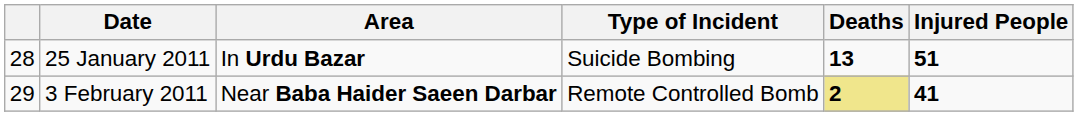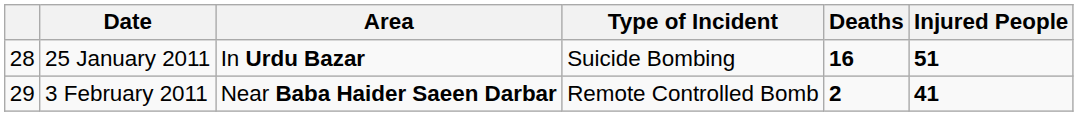(841, 57) 13 -> (841, 57) 16
(835, 93) khaki background -> (835, 93) no background
